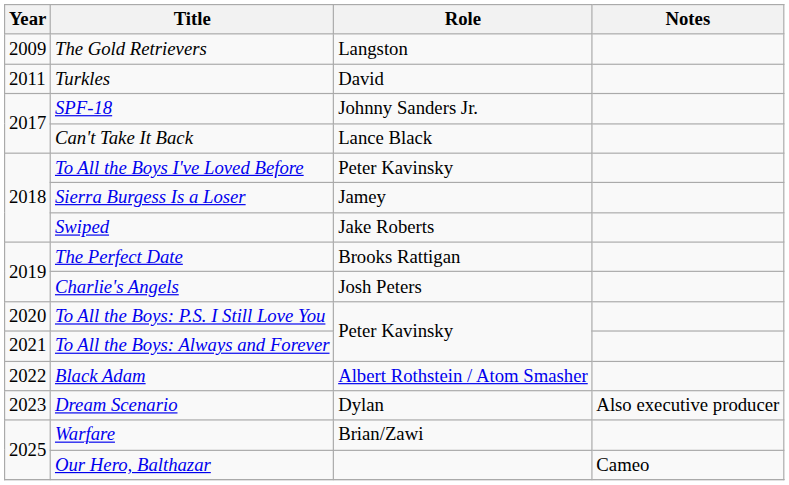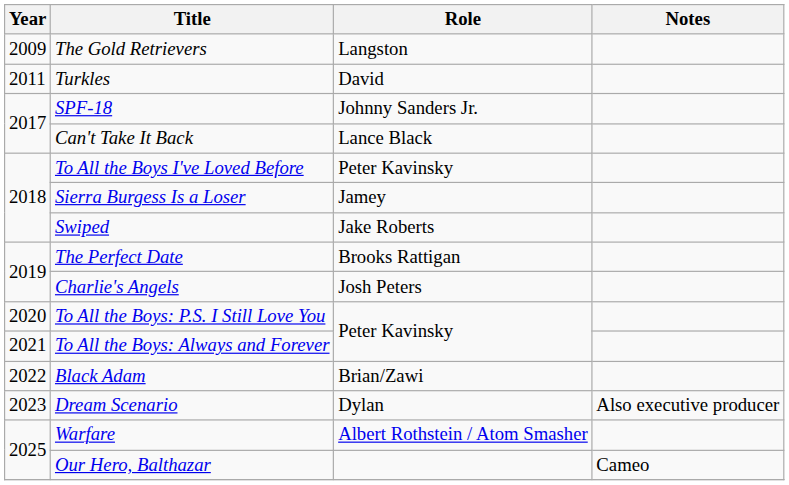(463, 375) Albert Rothstein / Atom Smasher -> (381, 375) Brian/Zawi
(381, 434) Brian/Zawi -> (463, 434) Albert Rothstein / Atom Smasher
